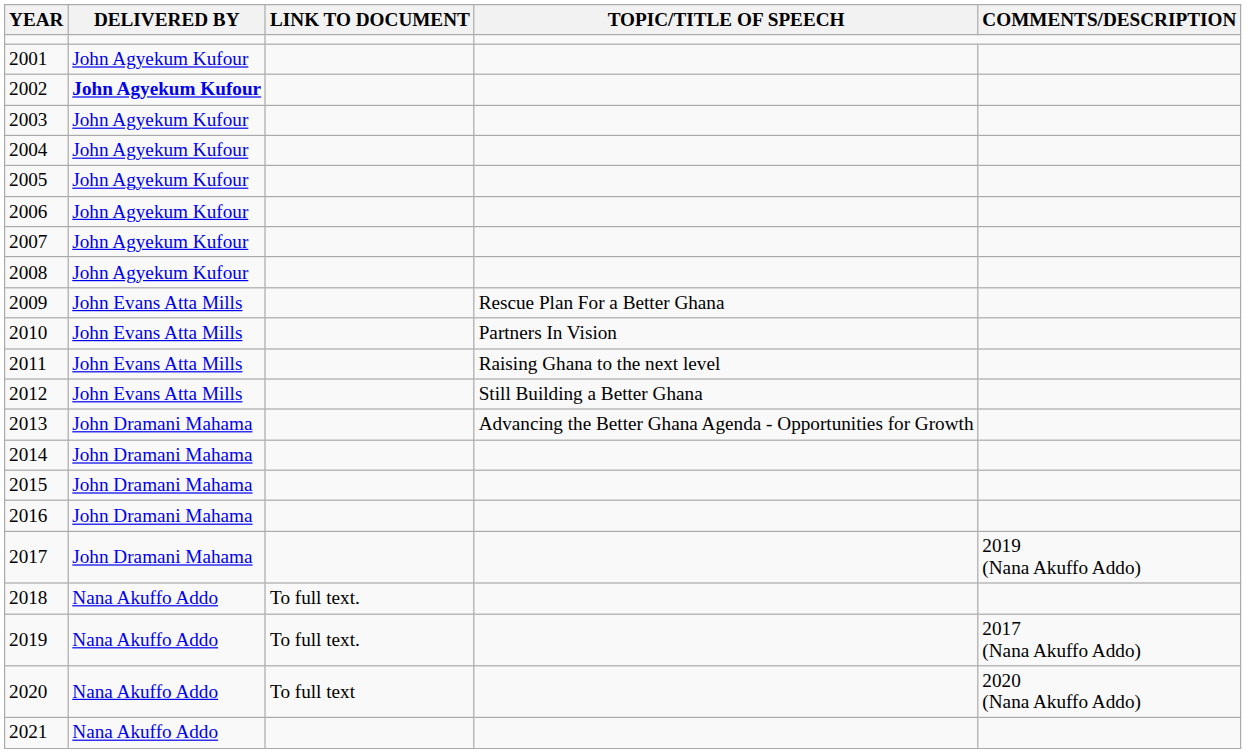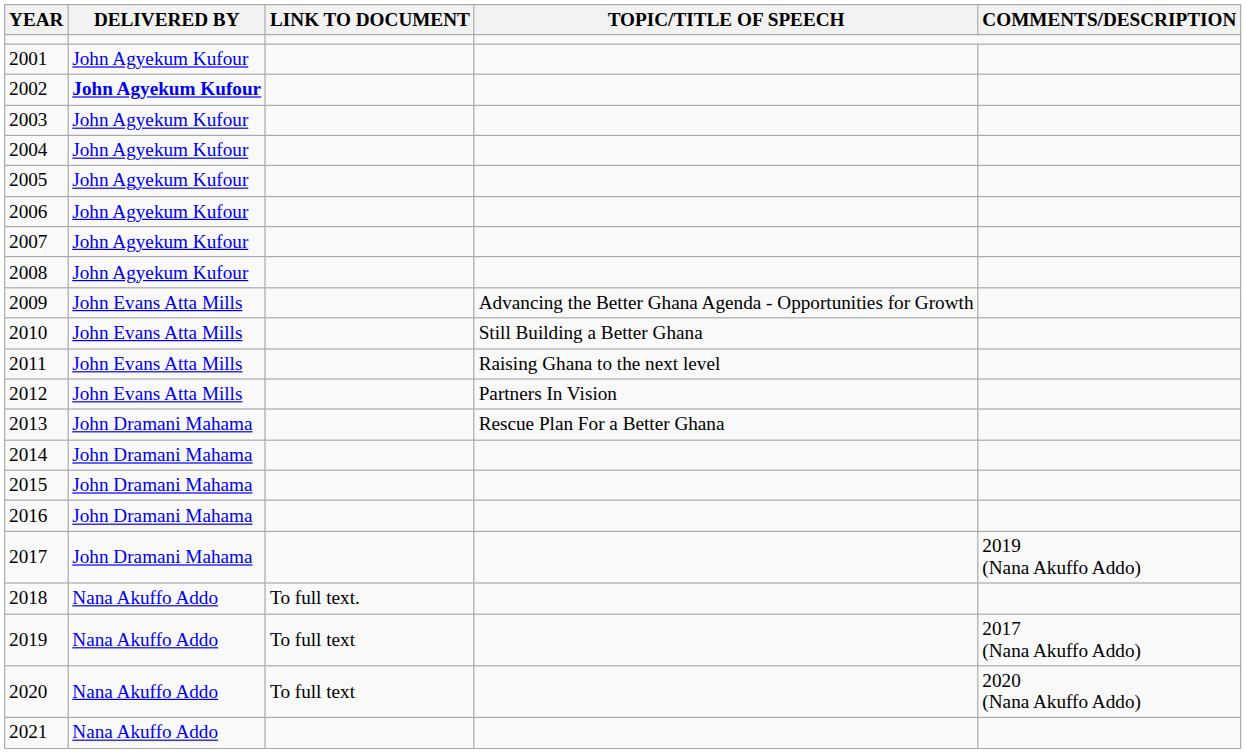(602, 302) Rescue Plan For a Better Ghana -> (726, 302) Advancing the Better Ghana Agenda - Opportunities for Growth
(548, 333) Partners In Vision -> (591, 333) Still Building a Better Ghana
(591, 393) Still Building a Better Ghana -> (548, 393) Partners In Vision
(726, 424) Advancing the Better Ghana Agenda - Opportunities for Growth -> (602, 424) Rescue Plan For a Better Ghana
(315, 639) To full text. -> (313, 639) To full text
